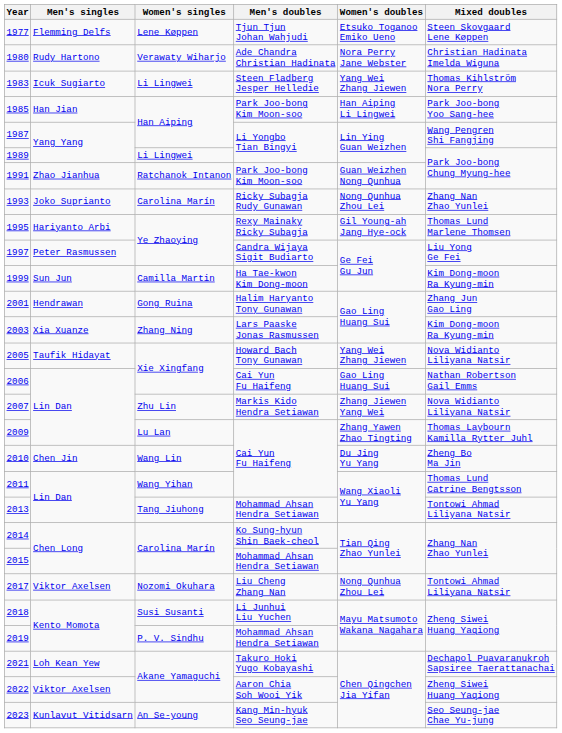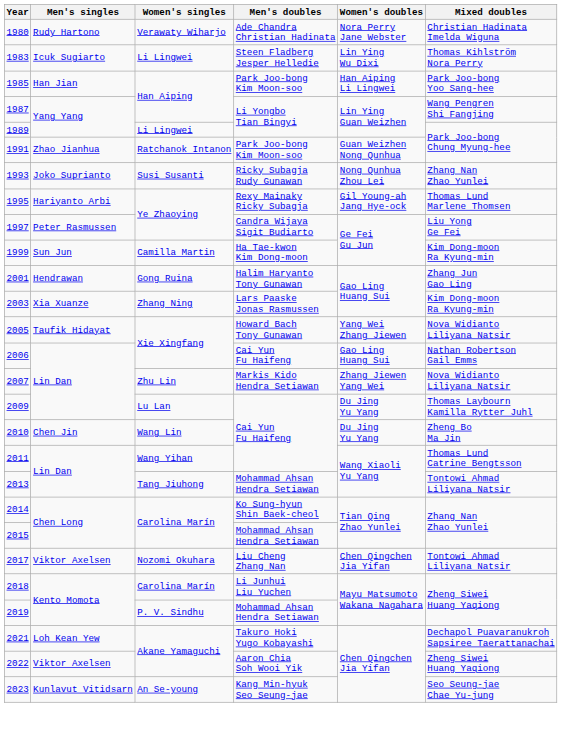- row: (18, 32)
(373, 84) Yang Wei Zhang Jiewen -> (362, 58) Lin Ying Wu Dixi
(176, 201) Carolina Marín -> (170, 176) Susi Susanti
(376, 433) Zhang Yawen Zhao Tingting -> (359, 407) Du Jing Yu Yang
(370, 587) Nong Qunhua Zhou Lei -> (376, 561) Chen Qingchen Jia Yifan
(170, 613) Susi Susanti -> (176, 587) Carolina Marín
